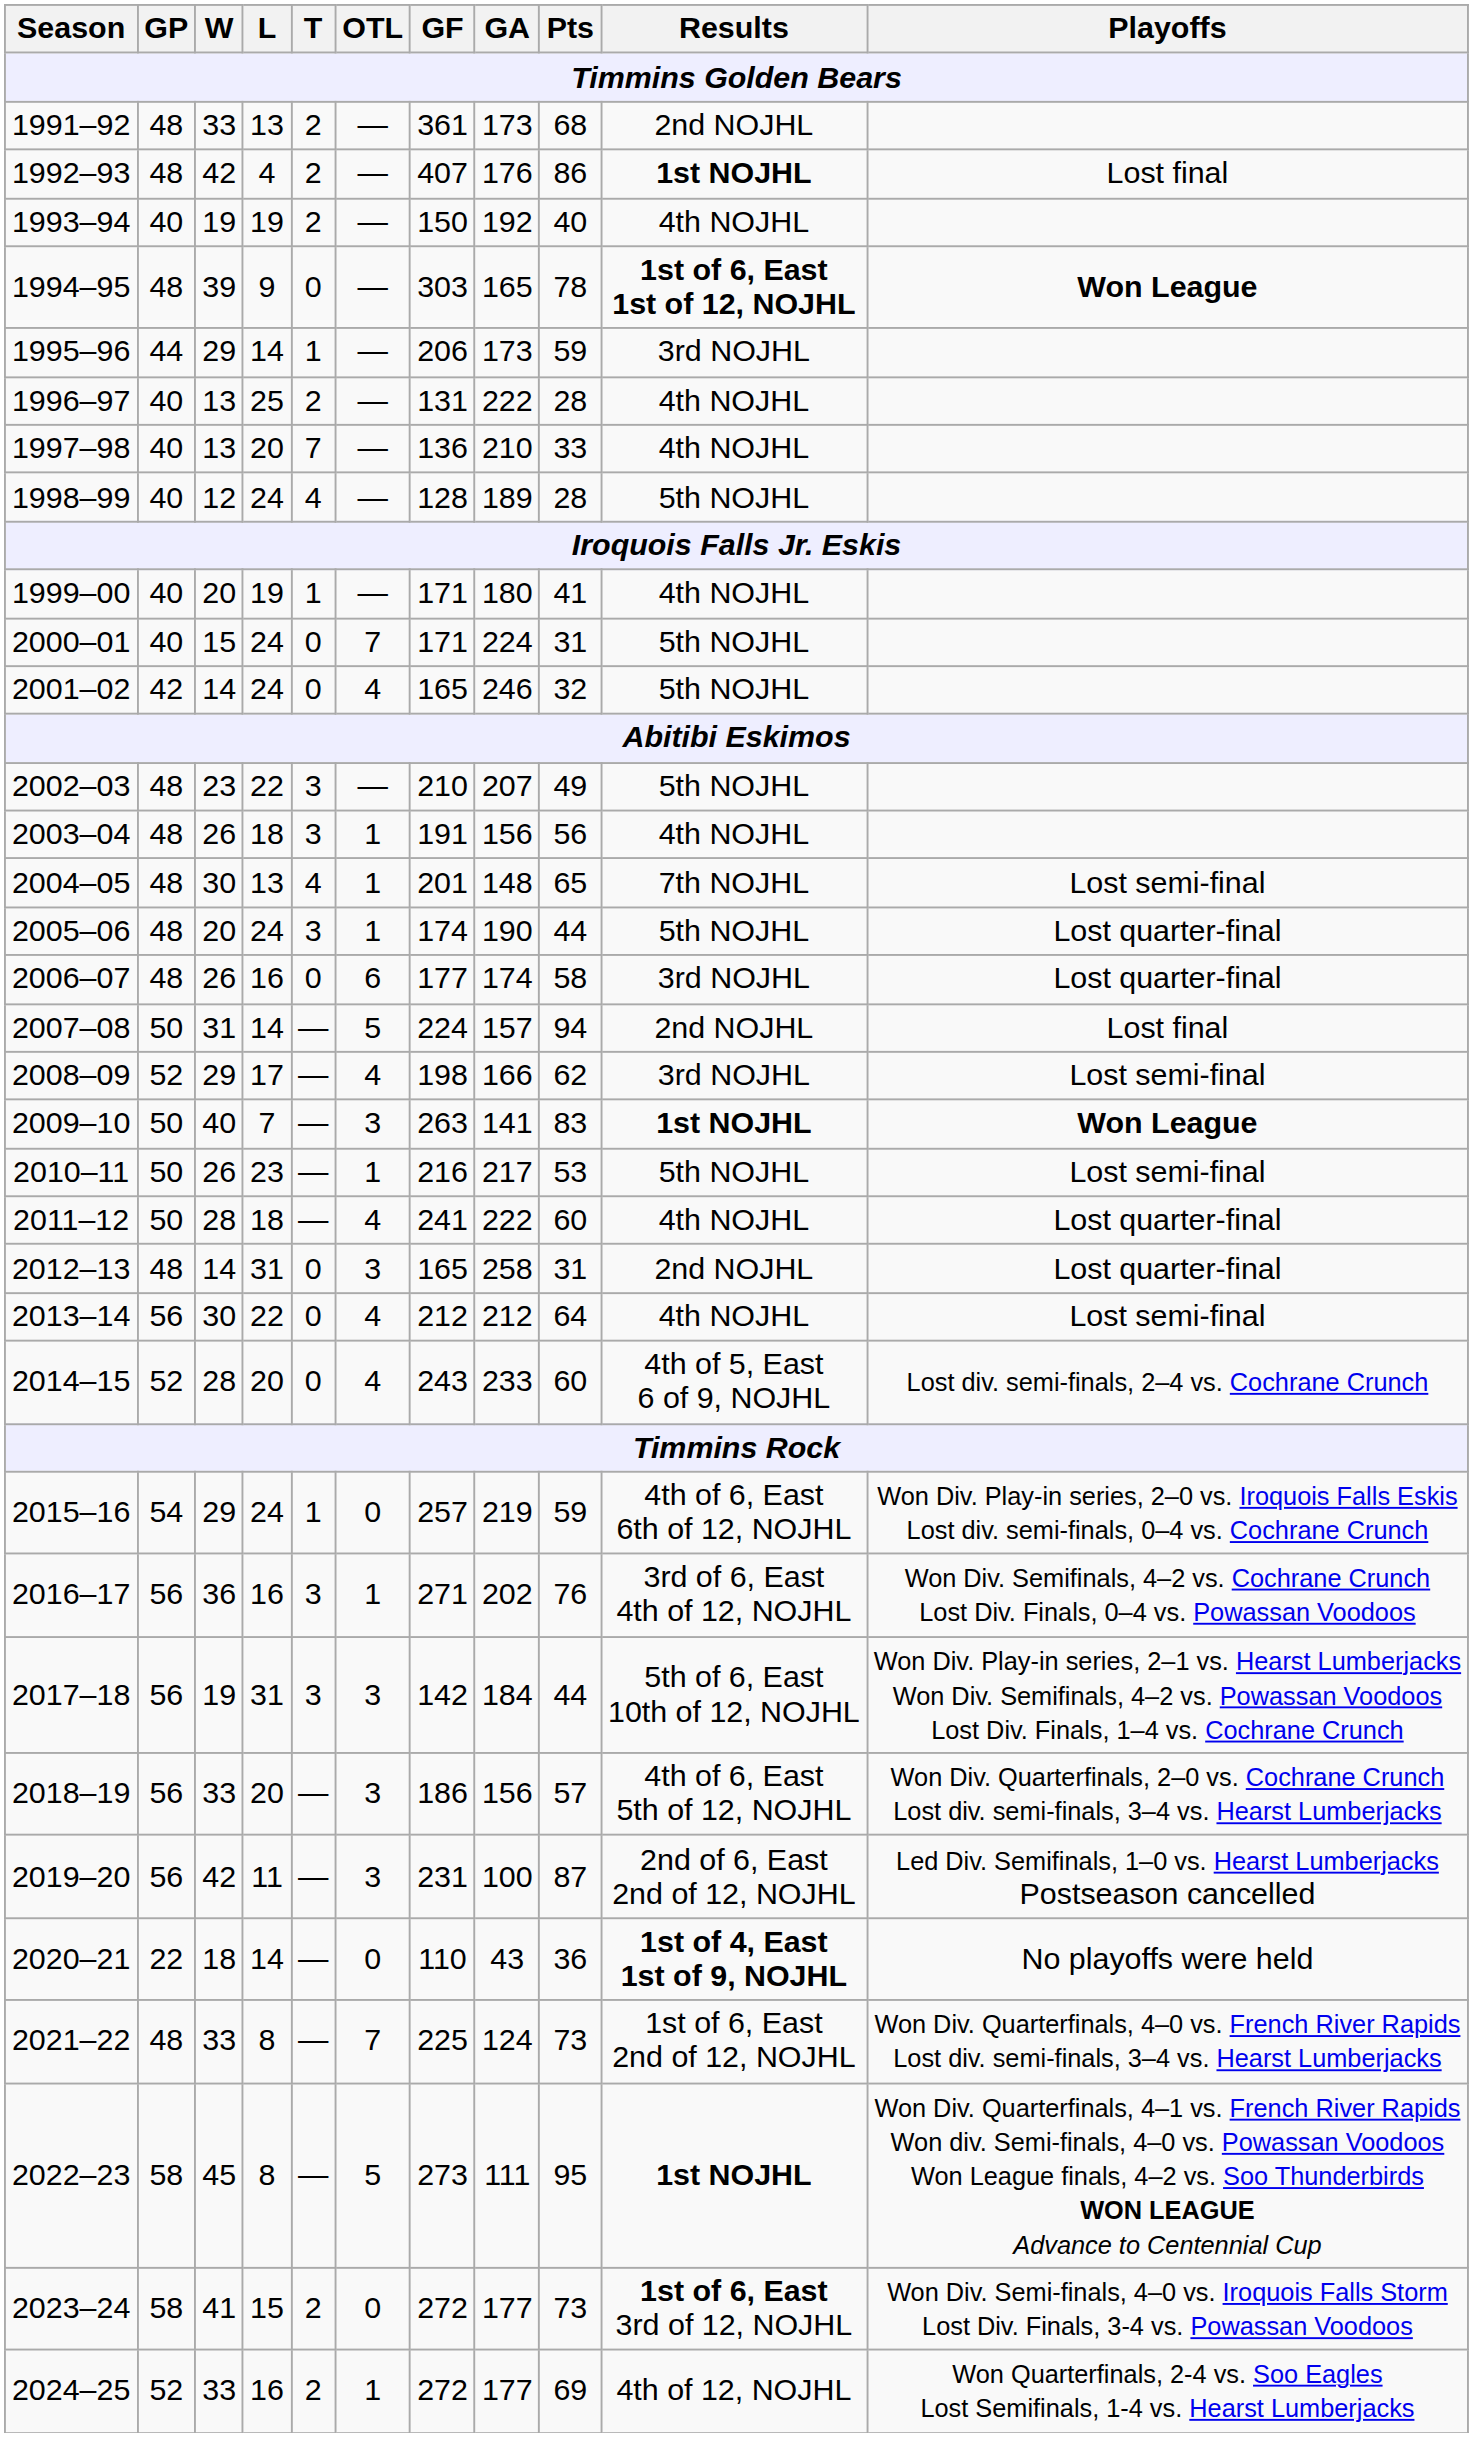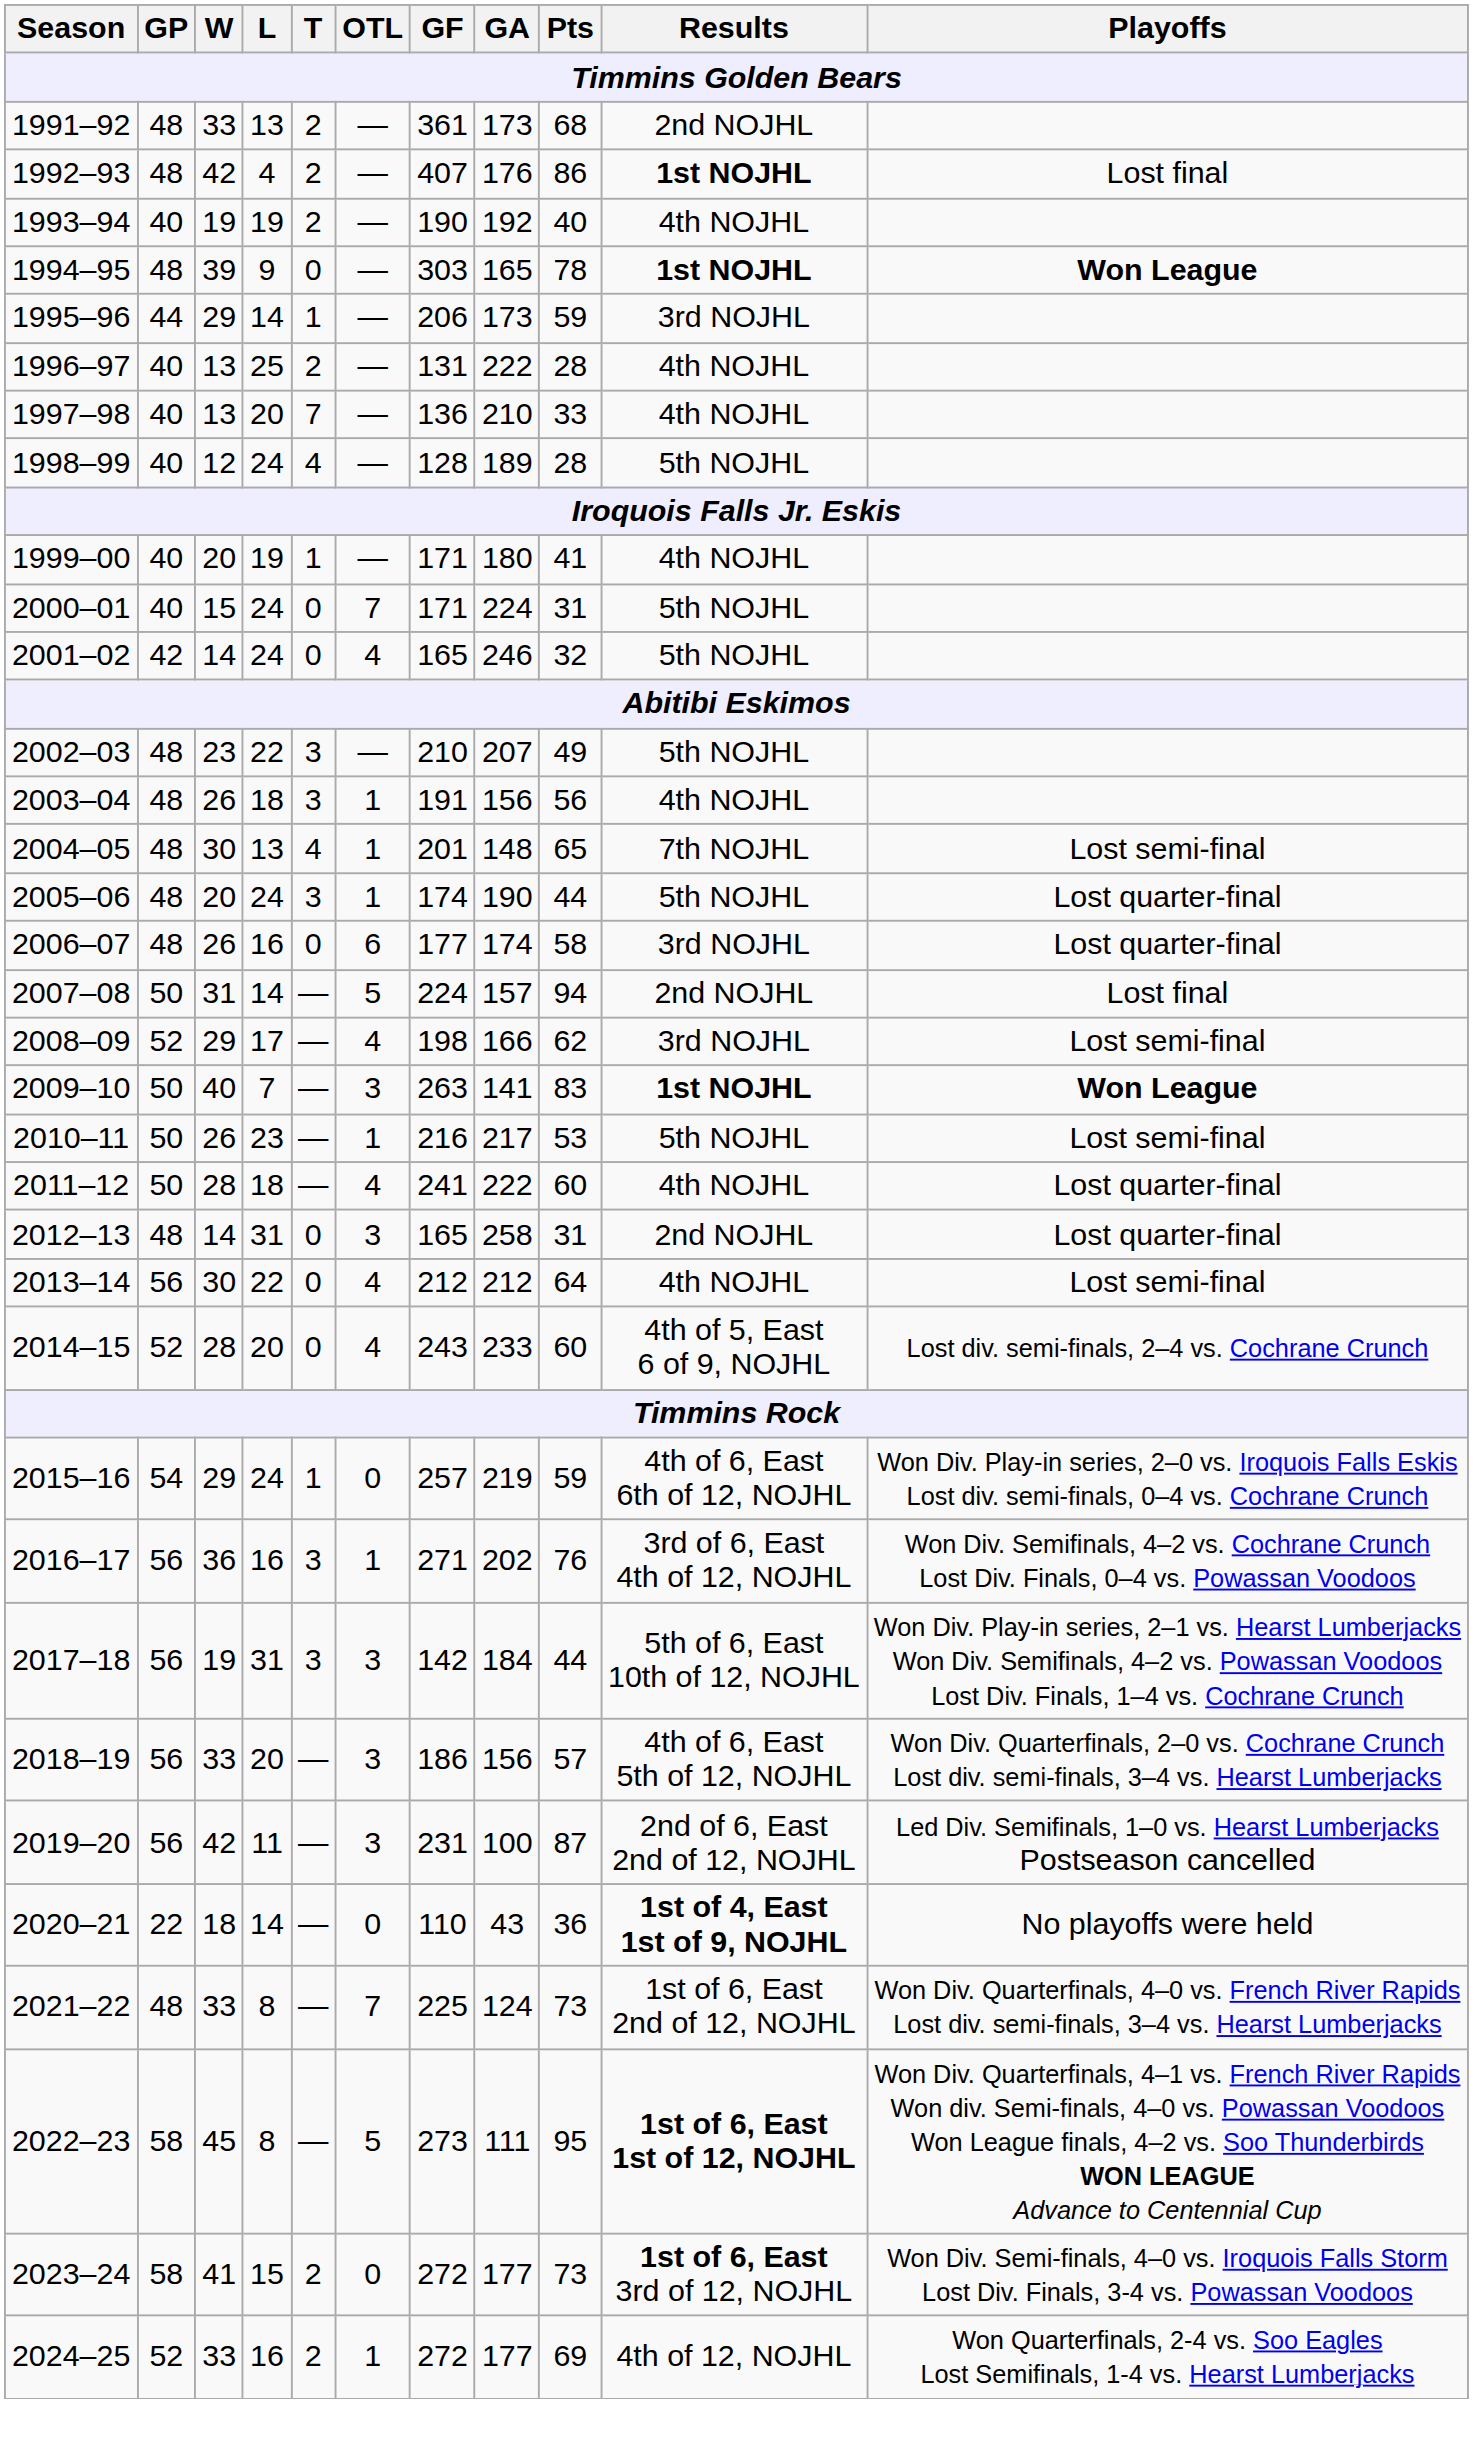(443, 221) 150 -> (443, 221) 190
(734, 286) 1st of 6, East 1st of 12, NOJHL -> (734, 269) 1st NOJHL
(734, 2174) 1st NOJHL -> (734, 2140) 1st of 6, East 1st of 12, NOJHL
